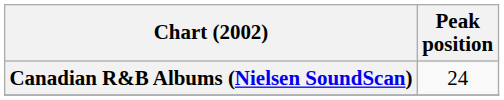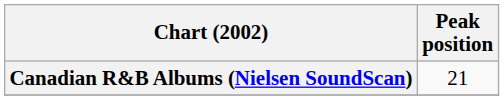(458, 77) 24 -> (458, 77) 21
